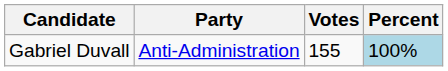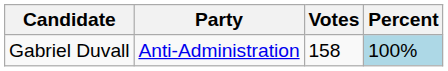(324, 50) 155 -> (324, 50) 158
